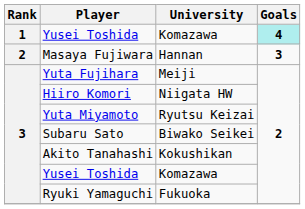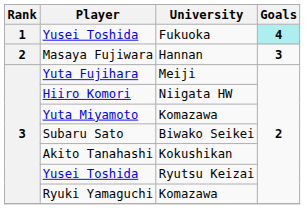(188, 34) Komazawa -> (185, 34) Fukuoka
(207, 114) Ryutsu Keizai -> (188, 114) Komazawa
(188, 174) Komazawa -> (207, 174) Ryutsu Keizai
(185, 194) Fukuoka -> (188, 194) Komazawa
